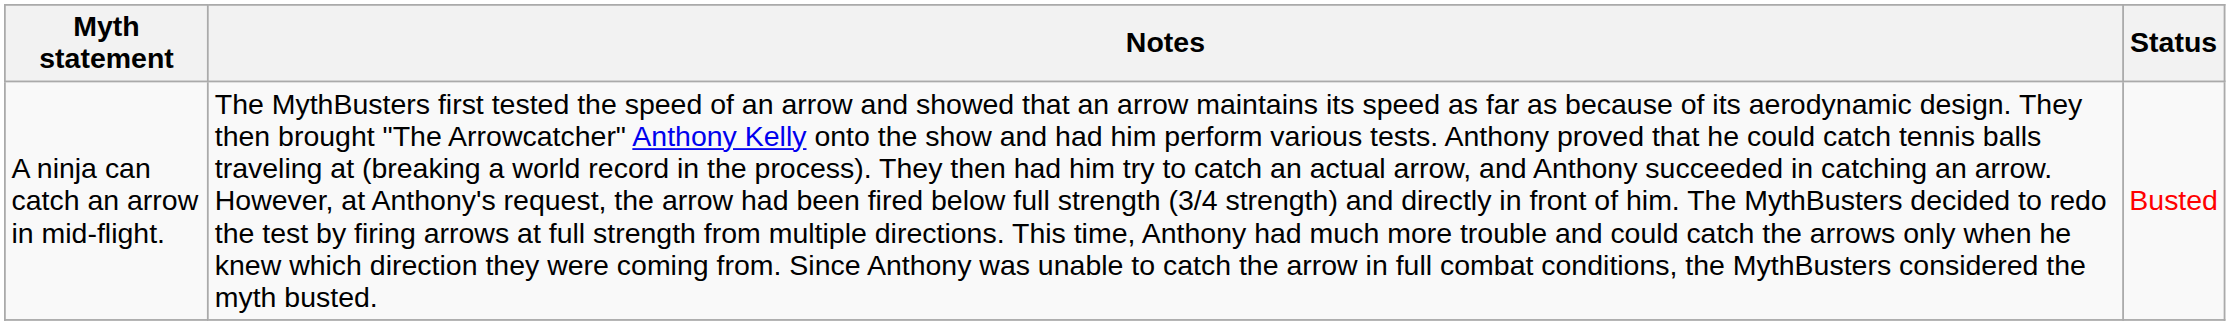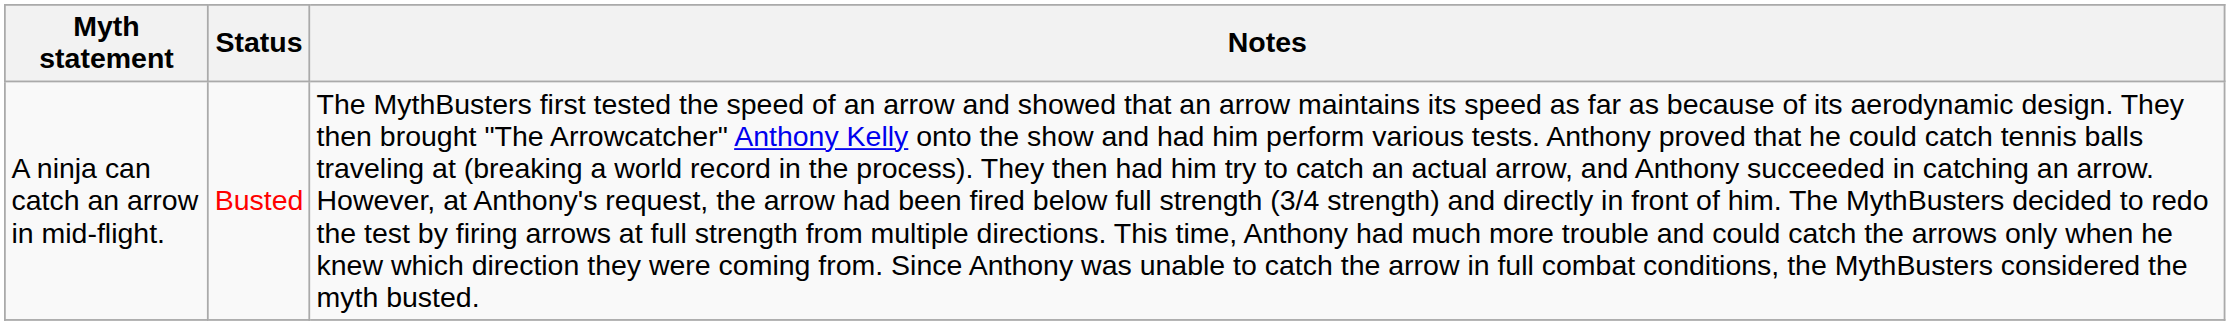columns swapped: (2174, 43) <-> (1165, 43)
